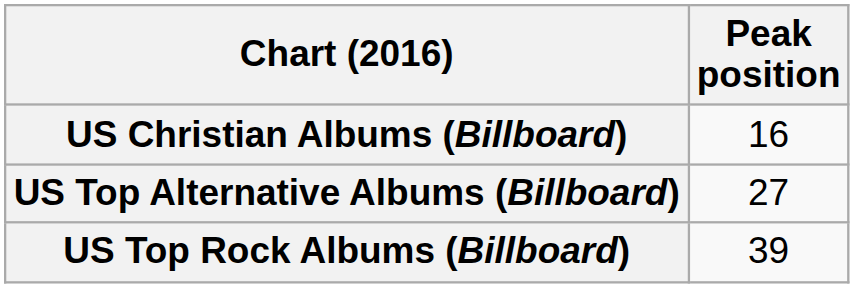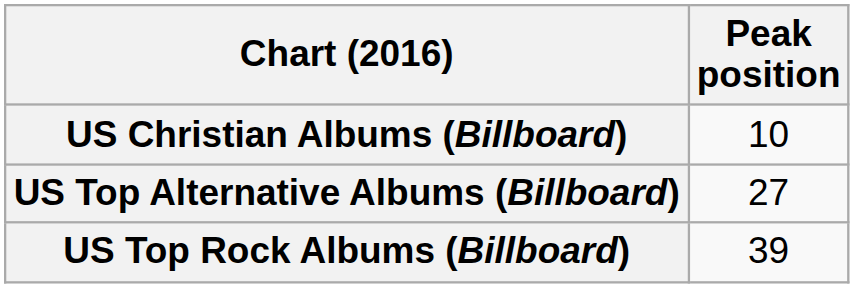(769, 134) 16 -> (769, 134) 10
